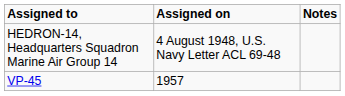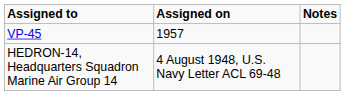rows swapped: (73, 47) <-> (24, 81)
